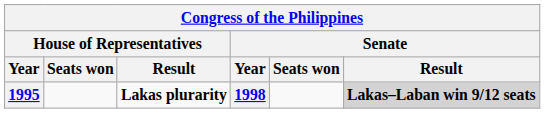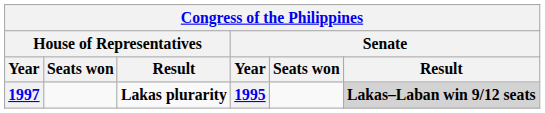(24, 95) 1995 -> (24, 95) 1997
(250, 95) 1998 -> (250, 95) 1995
